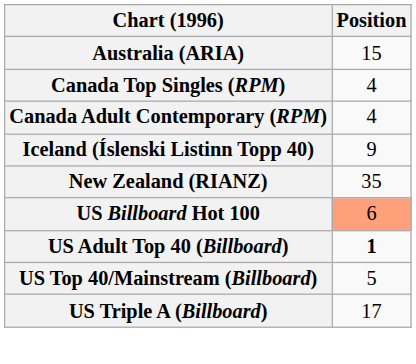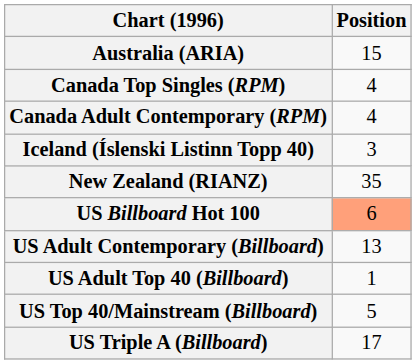(371, 149) 9 -> (371, 149) 3
+ row: (168, 246)
(371, 246) bold -> (371, 278) normal
